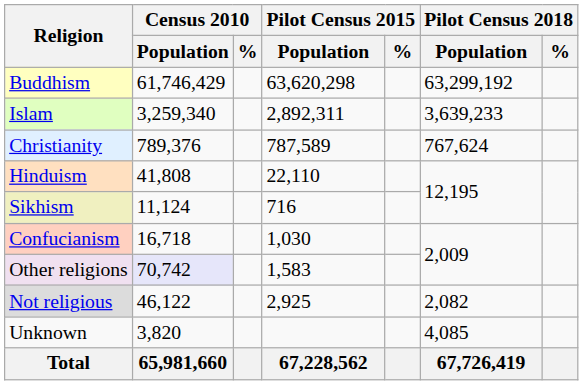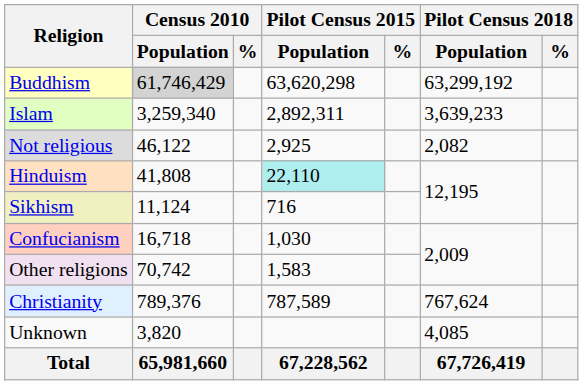(181, 82) no background -> (181, 82) lightgrey background
rows swapped: (56, 144) <-> (61, 301)
(293, 176) no background -> (293, 176) paleturquoise background
(164, 269) lavender background -> (164, 269) no background
